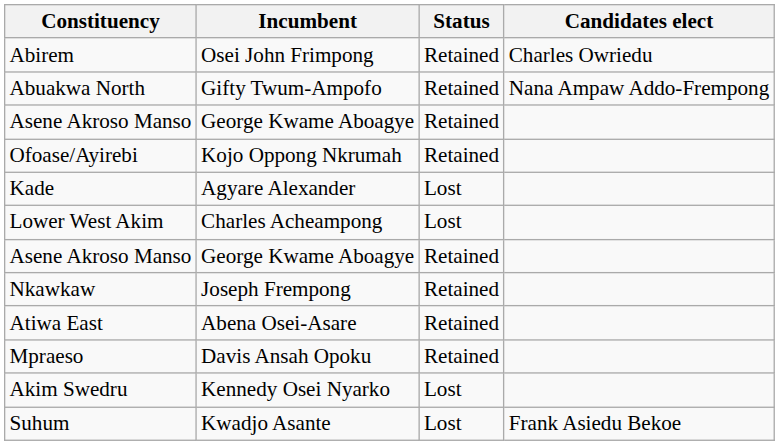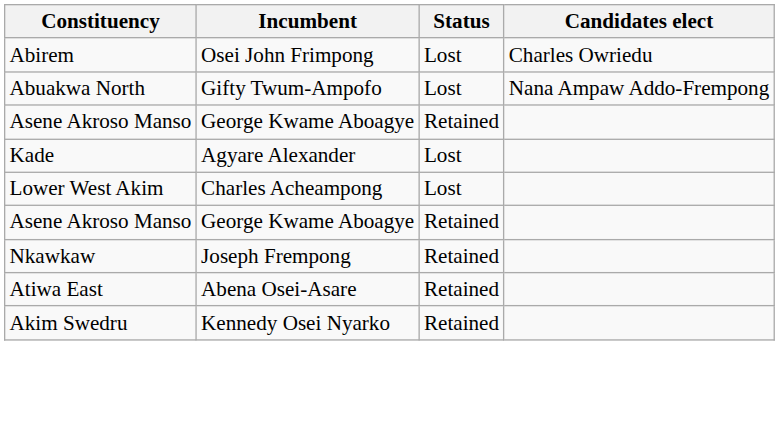(461, 54) Retained -> (443, 54) Lost
(461, 88) Retained -> (443, 88) Lost
- row: (74, 155)
- row: (46, 356)
(443, 389) Lost -> (461, 322) Retained
- row: (39, 423)
